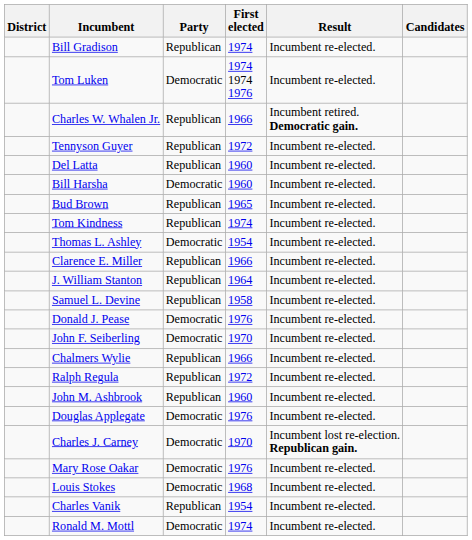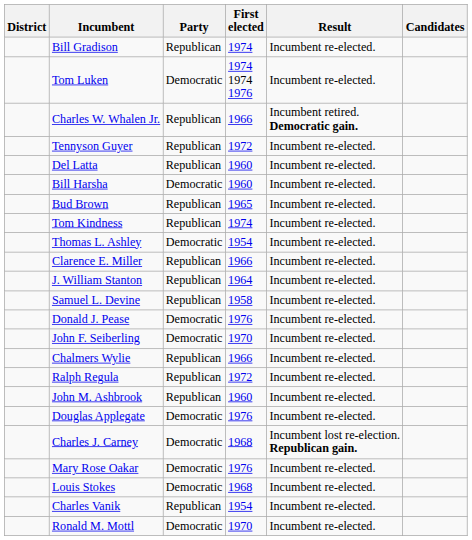(240, 442) 1970 -> (240, 442) 1968
(240, 526) 1974 -> (240, 526) 1970
